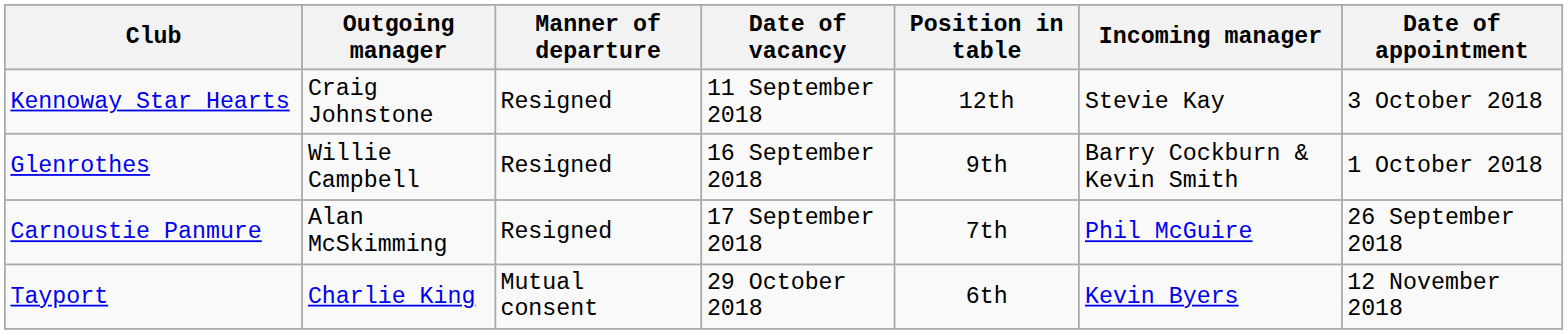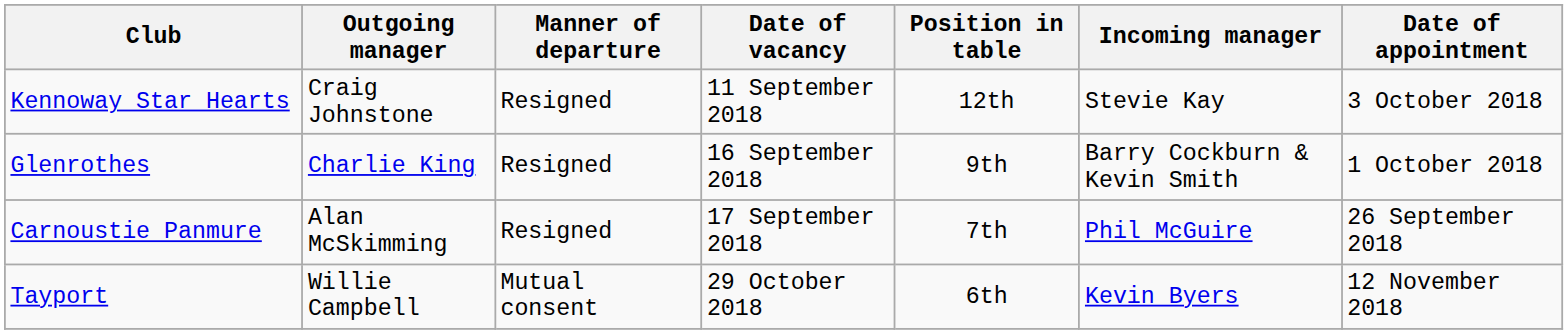(364, 167) Willie Campbell -> (392, 167) Charlie King
(392, 296) Charlie King -> (364, 296) Willie Campbell
